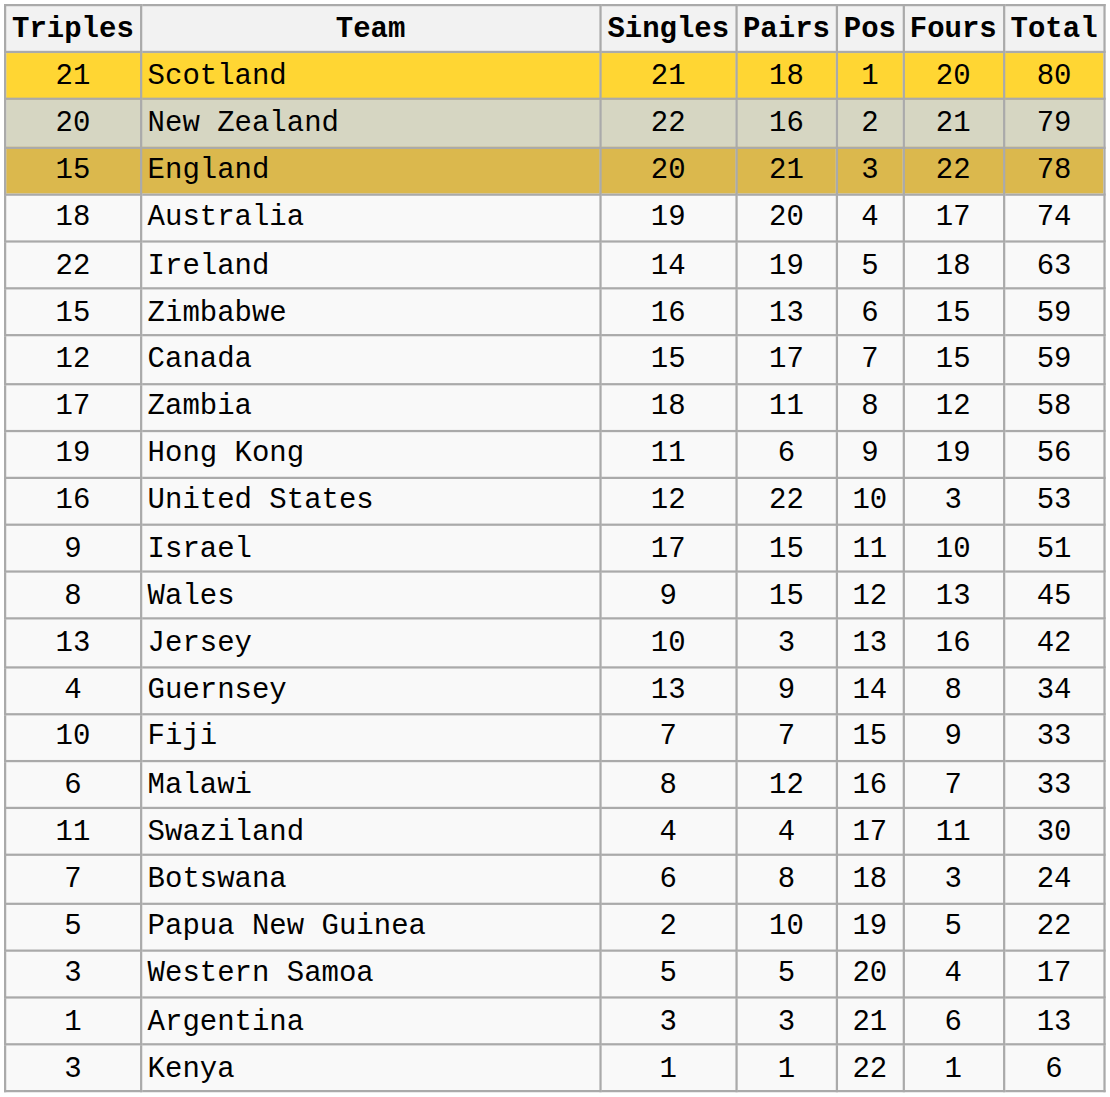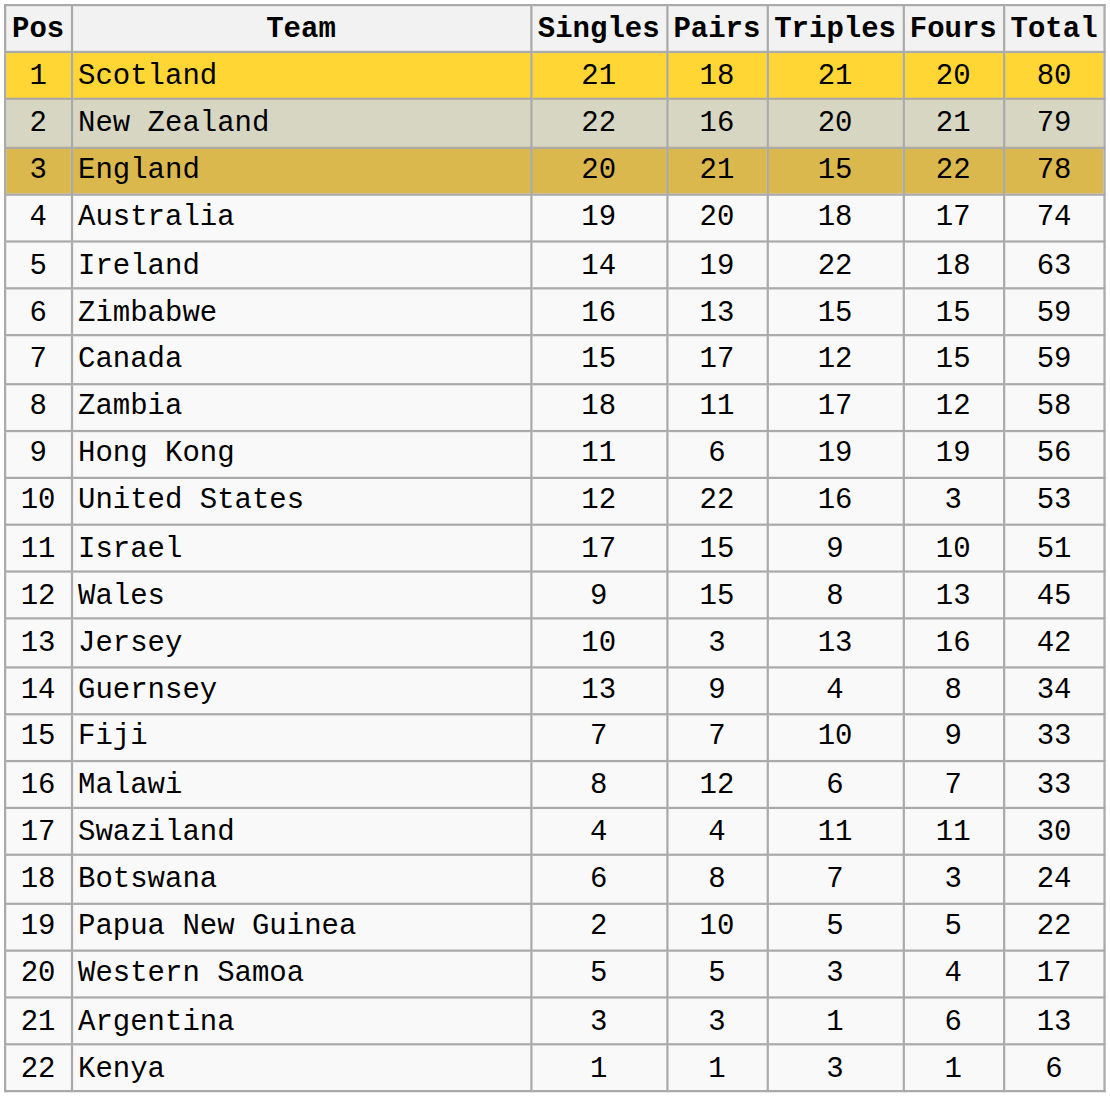columns swapped: (870, 29) <-> (73, 29)
